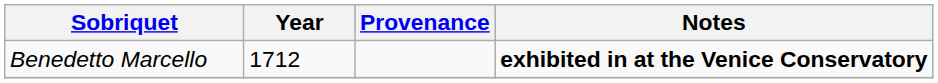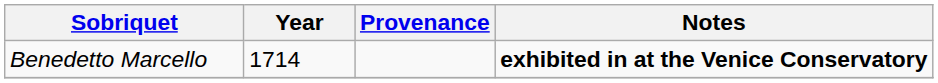(275, 58) 1712 -> (275, 58) 1714
